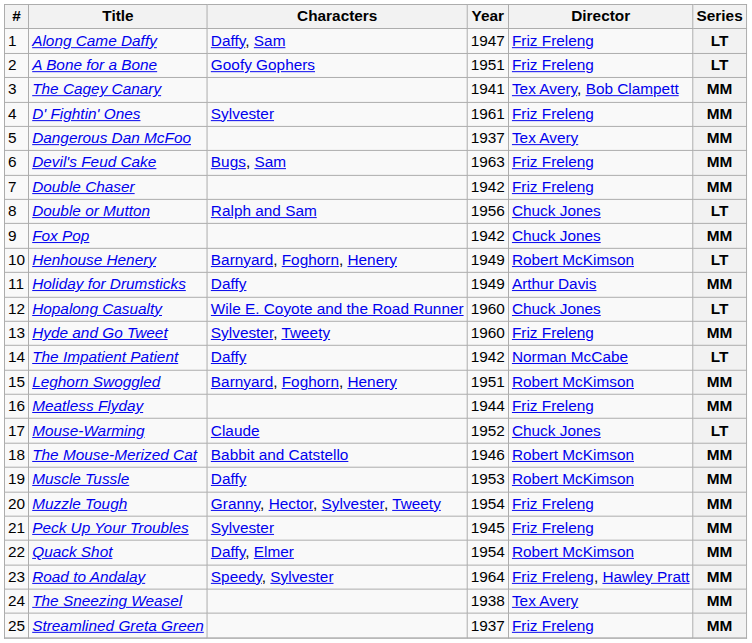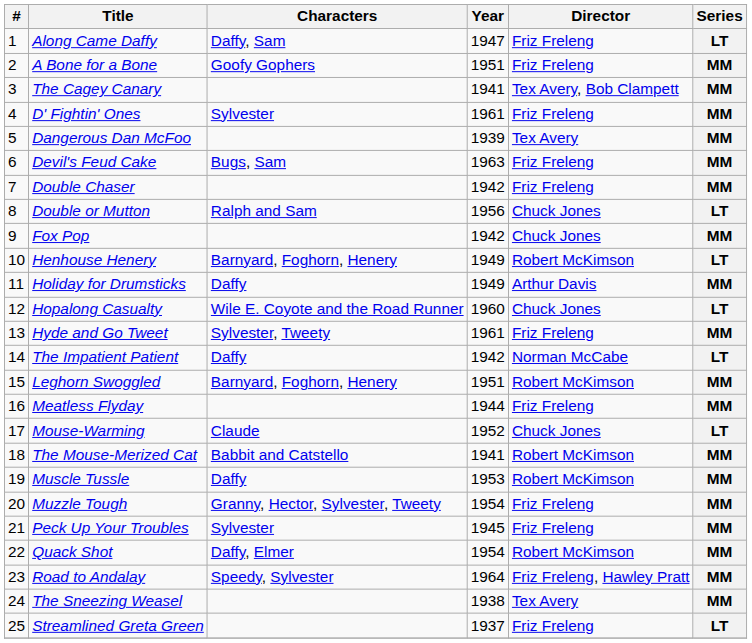(720, 65) LT -> (720, 65) MM
(488, 138) 1937 -> (488, 138) 1939
(488, 333) 1960 -> (488, 333) 1961
(488, 455) 1946 -> (488, 455) 1941
(720, 625) MM -> (720, 625) LT
